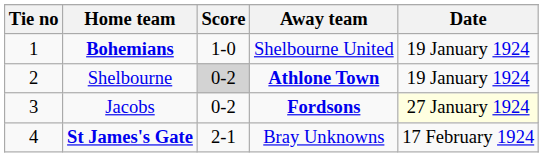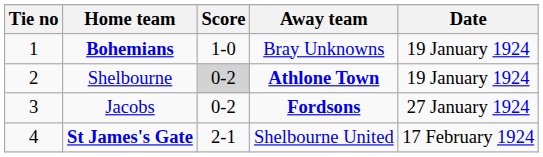(324, 48) Shelbourne United -> (324, 48) Bray Unknowns
(468, 107) lightyellow background -> (468, 107) no background
(324, 136) Bray Unknowns -> (324, 136) Shelbourne United
